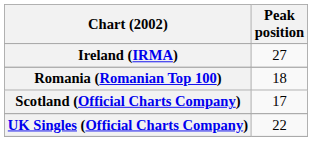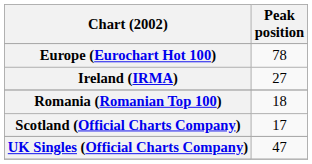+ row: (128, 55)
(279, 124) 22 -> (279, 147) 47
